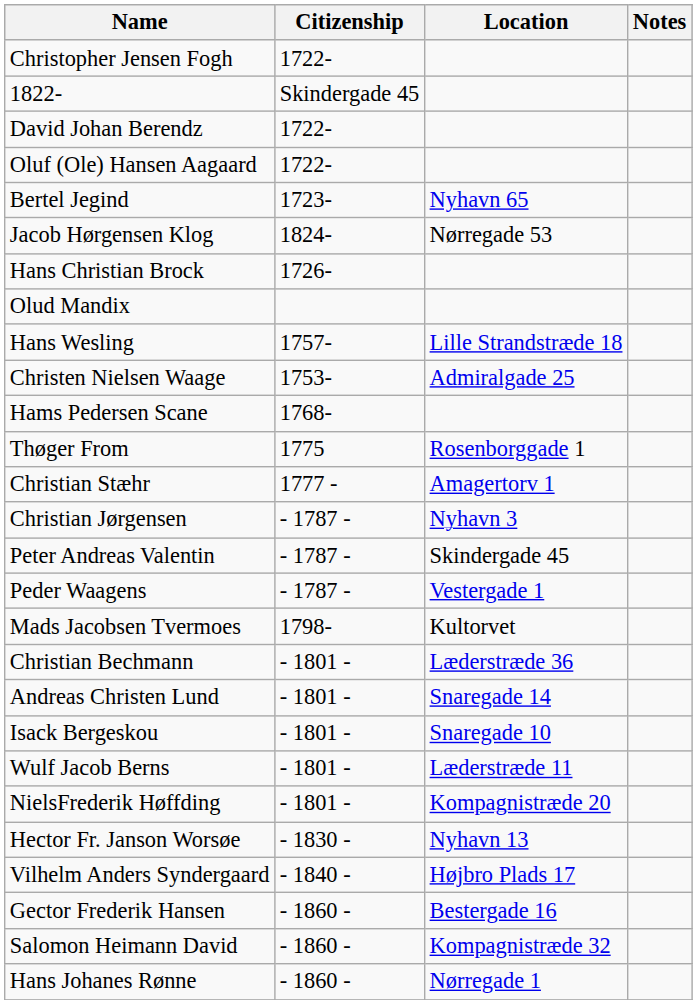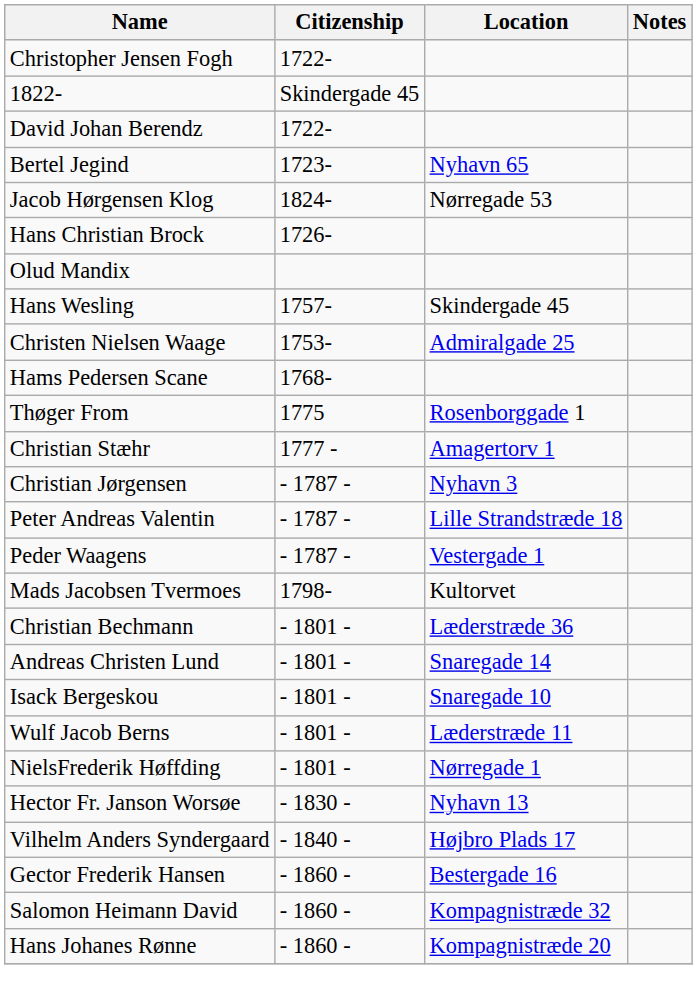- row: (133, 164)
(526, 341) Lille Strandstræde 18 -> (499, 306) Skindergade 45
(499, 555) Skindergade 45 -> (526, 519) Lille Strandstræde 18
(520, 803) Kompagnistræde 20 -> (485, 768) Nørregade 1
(485, 981) Nørregade 1 -> (520, 945) Kompagnistræde 20
